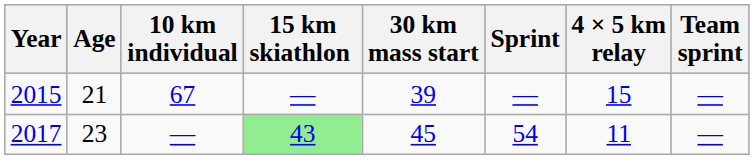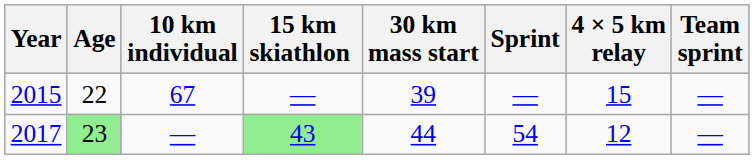(94, 93) 21 -> (94, 93) 22
(94, 133) no background -> (94, 133) lightgreen background
(423, 133) 45 -> (423, 133) 44
(619, 133) 11 -> (619, 133) 12
